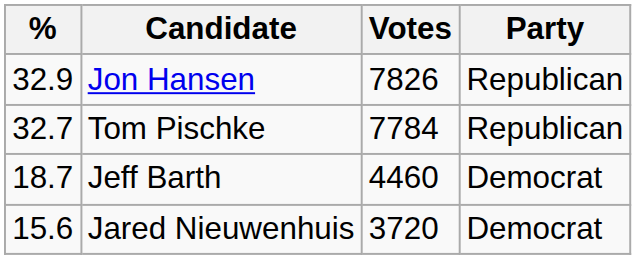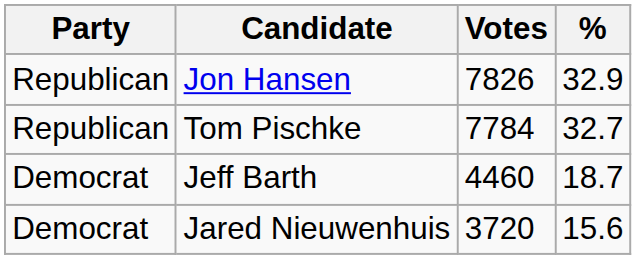columns swapped: (545, 29) <-> (43, 29)
